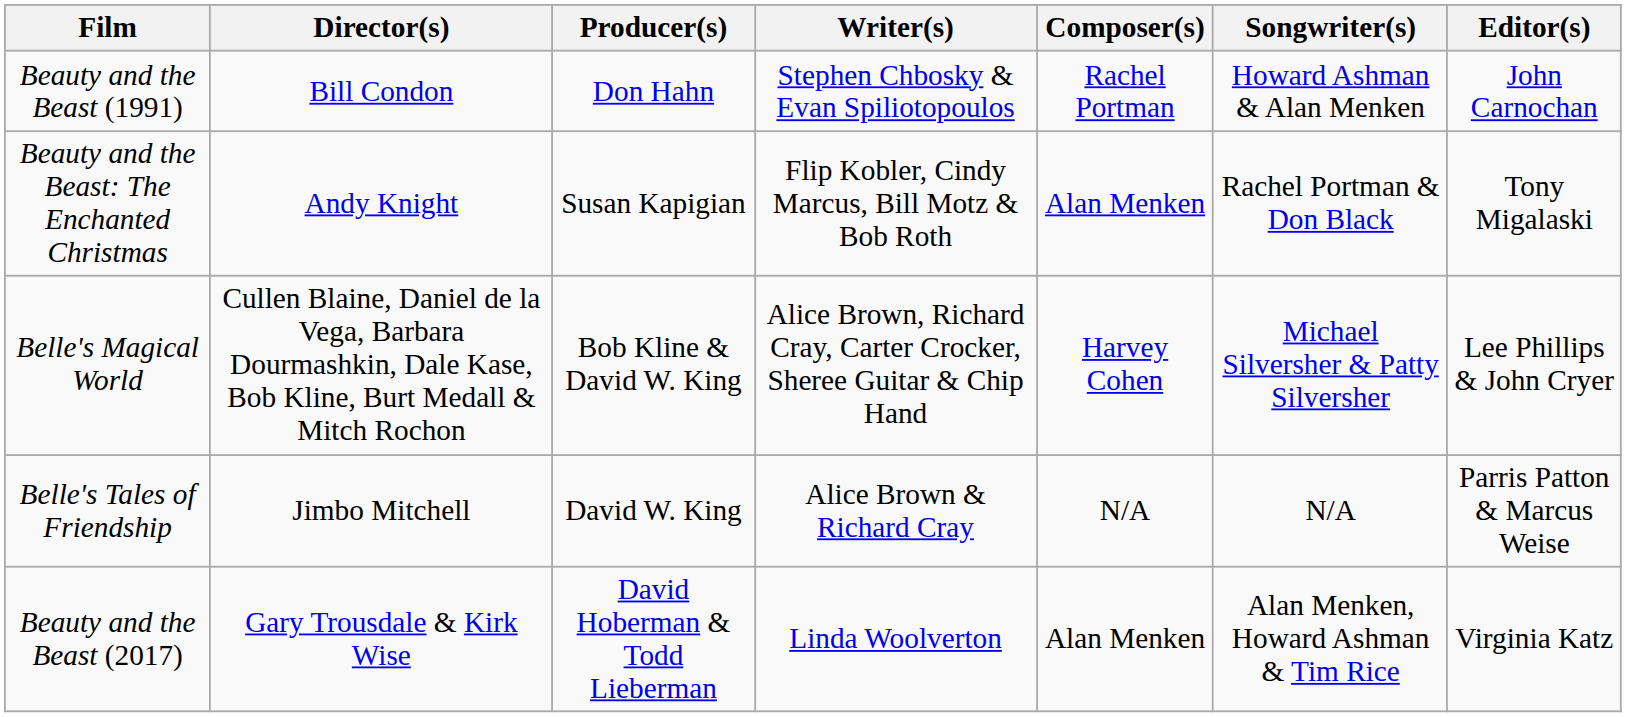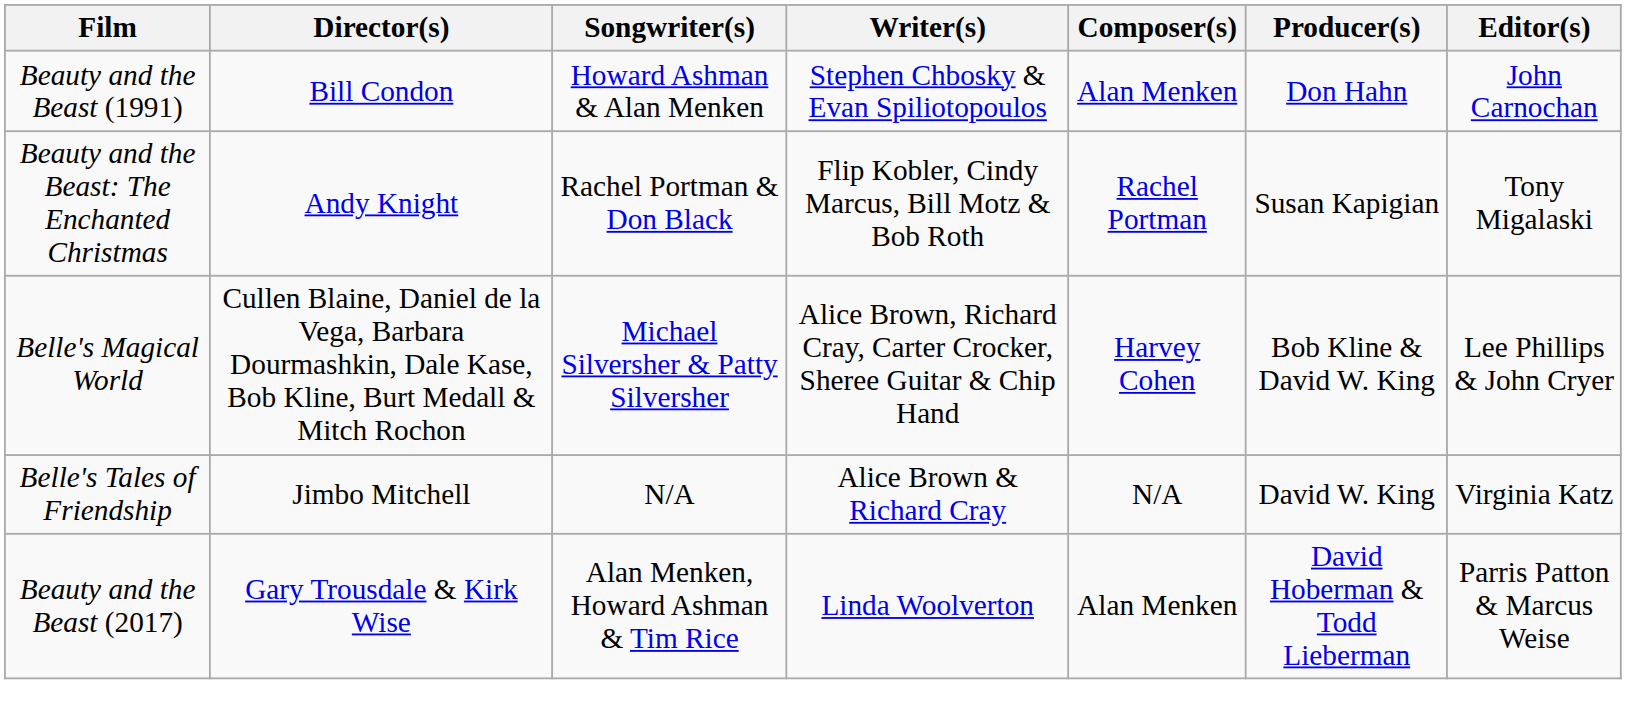columns swapped: (653, 27) <-> (1331, 27)
(1125, 90) Rachel Portman -> (1157, 90) Alan Menken
(1125, 202) Alan Menken -> (1157, 202) Rachel Portman
(1534, 509) Parris Patton & Marcus Weise -> (1534, 493) Virginia Katz
(1534, 638) Virginia Katz -> (1534, 605) Parris Patton & Marcus Weise
